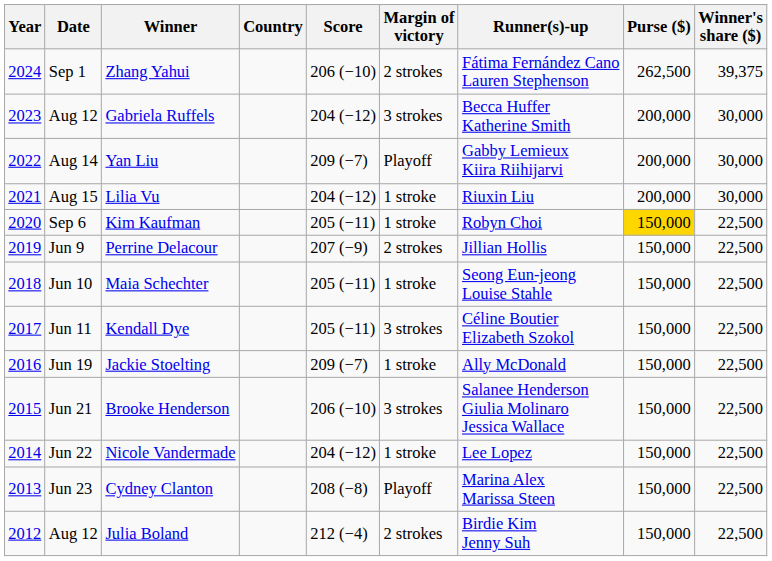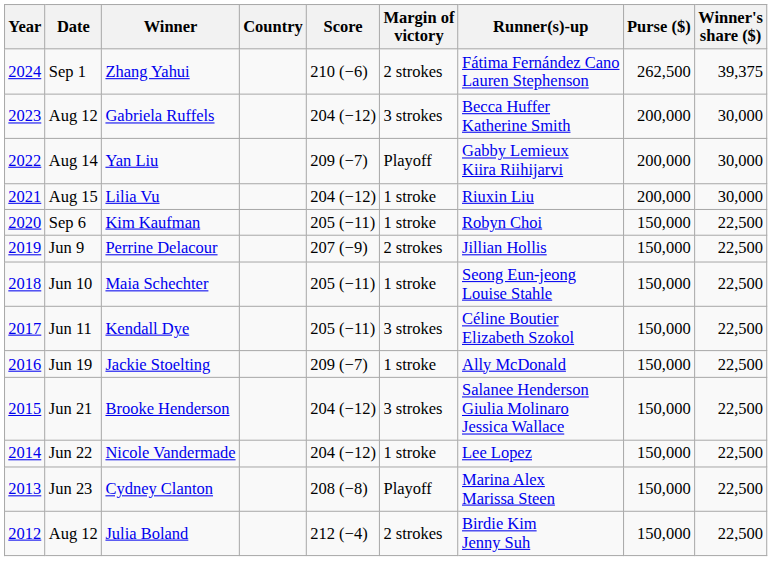(343, 71) 206 (−10) -> (339, 71) 210 (−6)
(664, 222) gold background -> (664, 222) no background
(343, 408) 206 (−10) -> (343, 408) 204 (−12)
